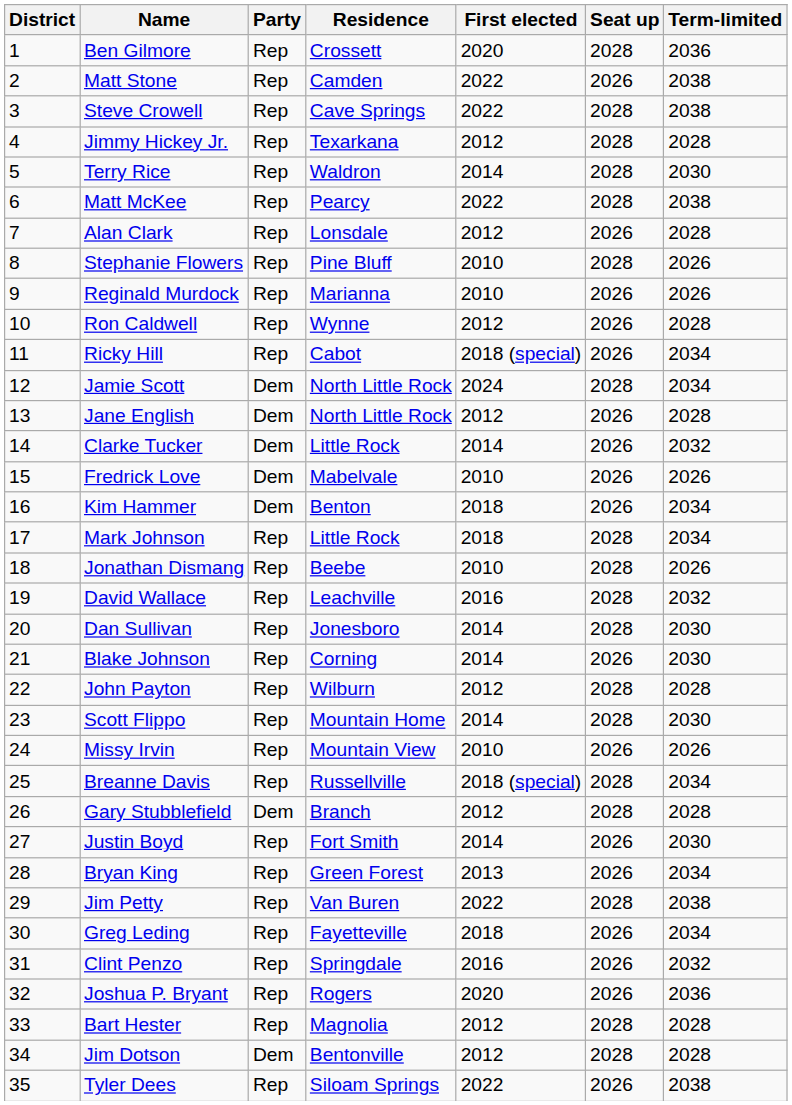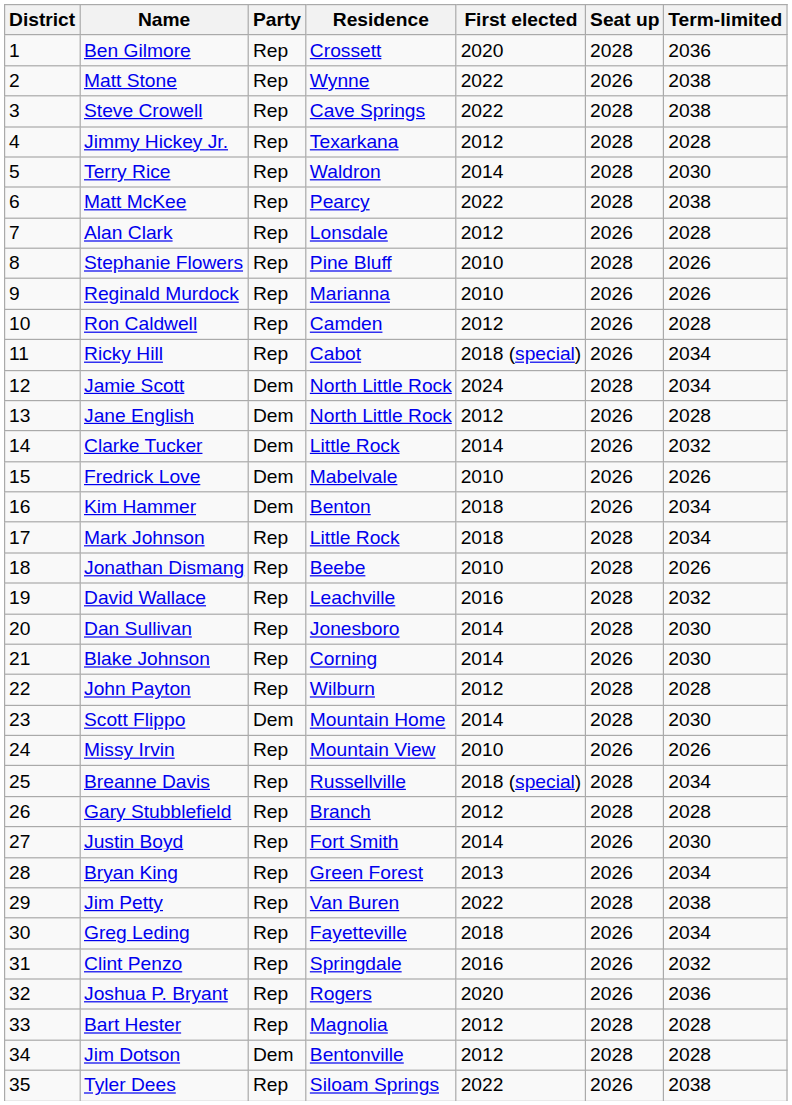(346, 80) Camden -> (340, 80) Wynne
(340, 324) Wynne -> (346, 324) Camden
(271, 720) Rep -> (273, 720) Dem
(273, 811) Dem -> (271, 811) Rep
